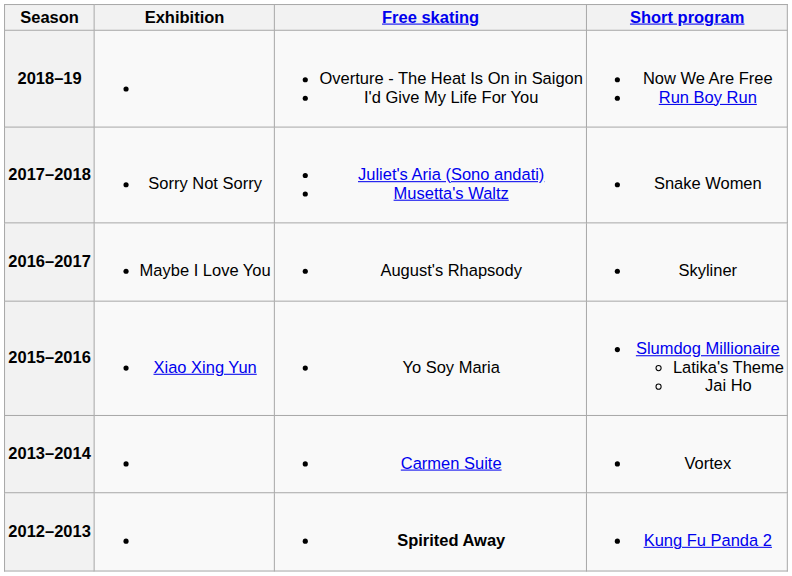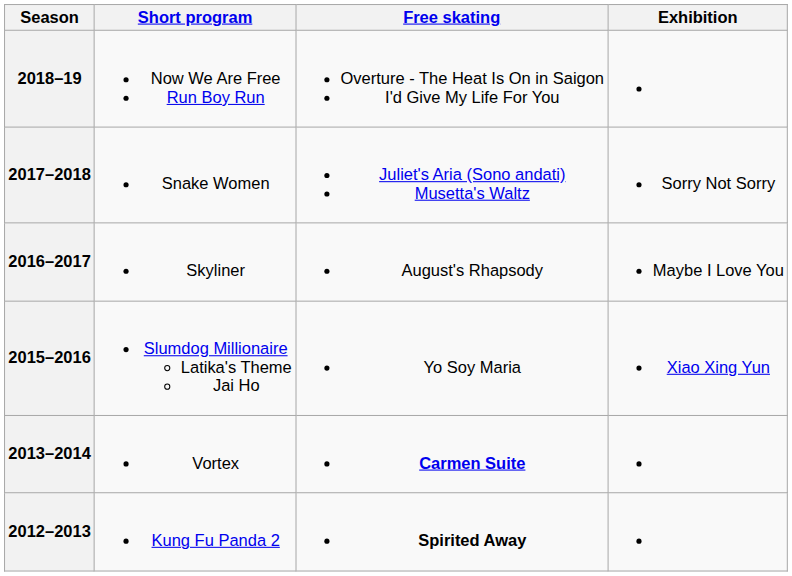columns swapped: (687, 17) <-> (185, 17)
(431, 463) normal -> (452, 463) bold
